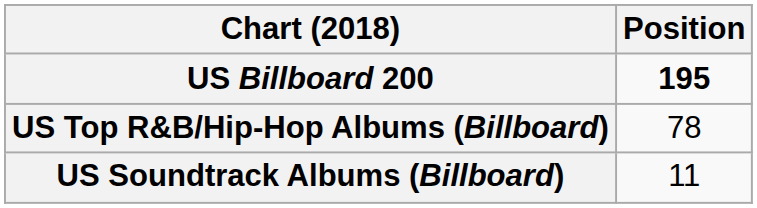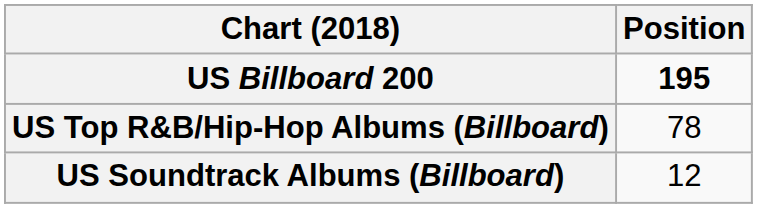(684, 176) 11 -> (684, 176) 12
